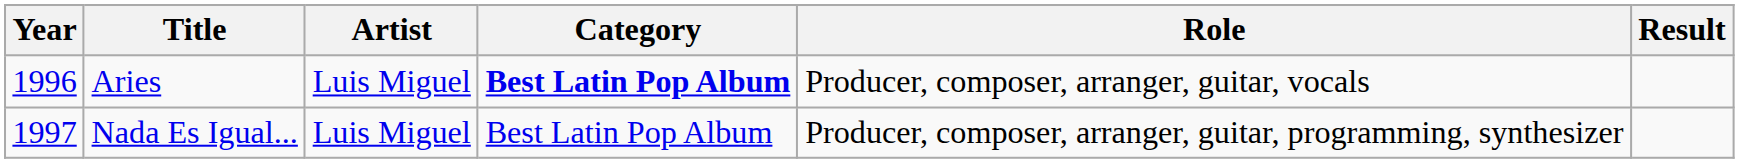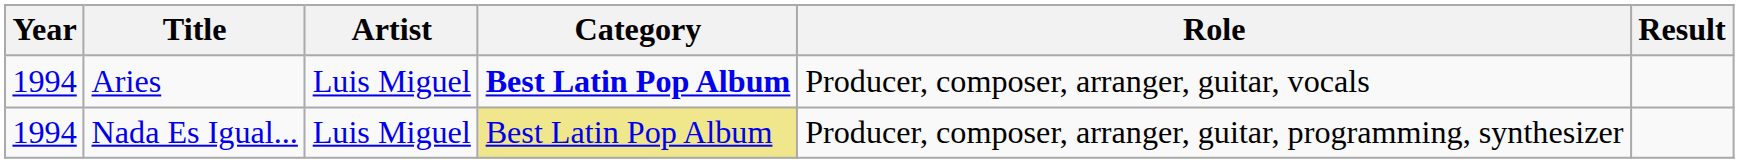(45, 81) 1996 -> (45, 81) 1994
(45, 132) 1997 -> (45, 132) 1994
(629, 132) no background -> (629, 132) khaki background
